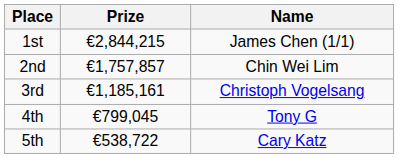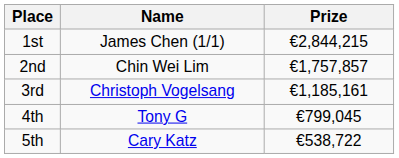columns swapped: (292, 16) <-> (126, 16)
